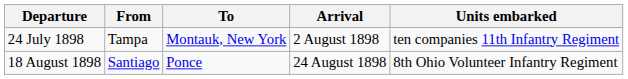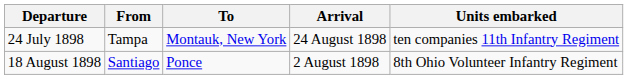(336, 39) 2 August 1898 -> (340, 39) 24 August 1898
(340, 62) 24 August 1898 -> (336, 62) 2 August 1898
